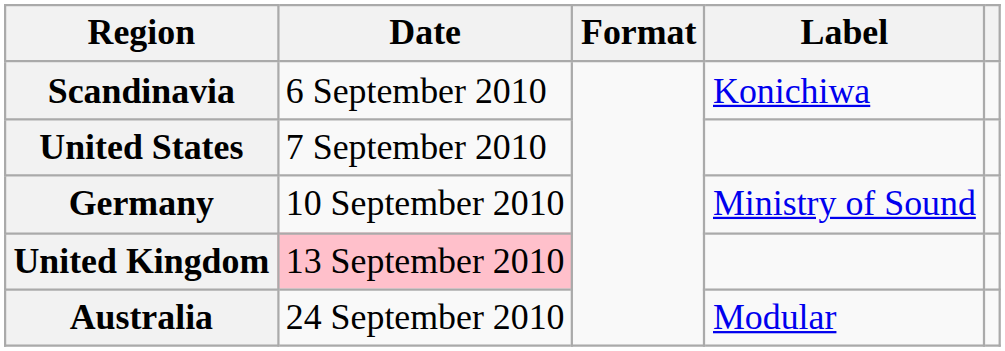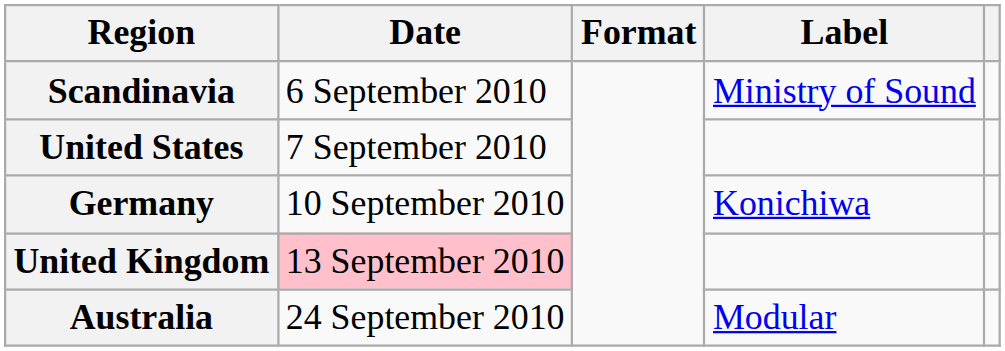(792, 89) Konichiwa -> (844, 89) Ministry of Sound
(844, 203) Ministry of Sound -> (792, 203) Konichiwa
